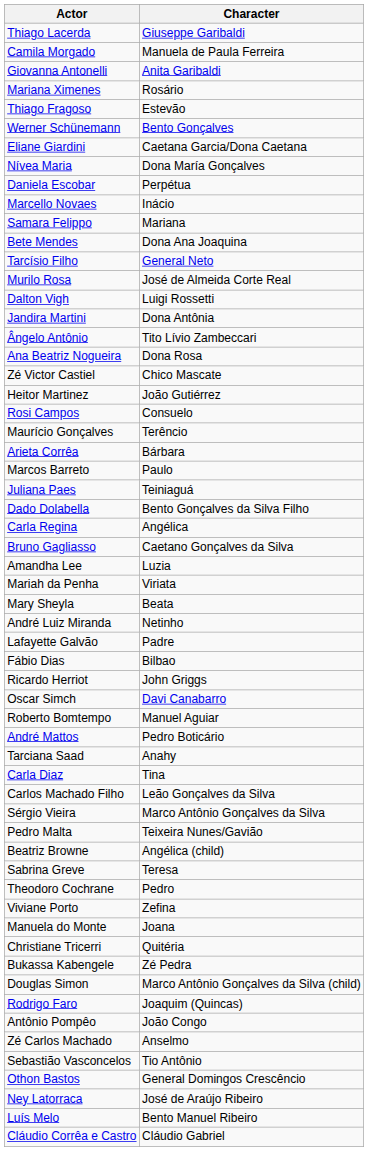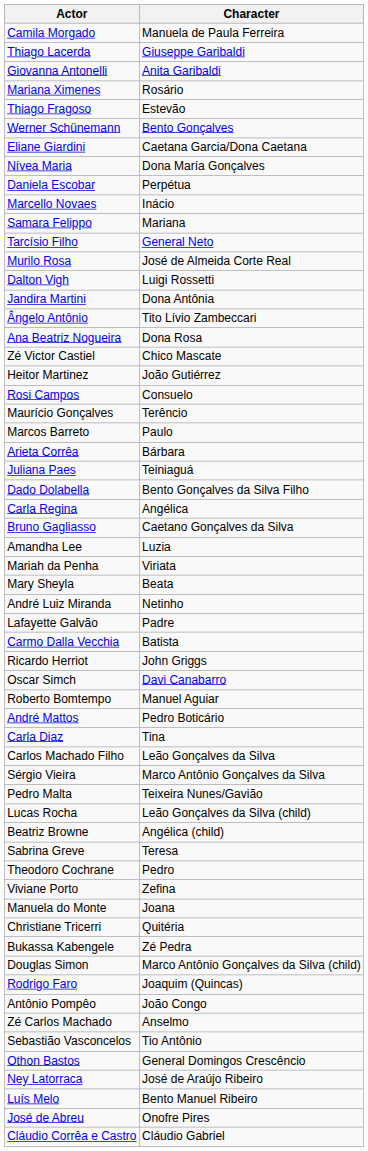rows swapped: (51, 52) <-> (49, 33)
- row: (42, 242)
rows swapped: (48, 470) <-> (43, 451)
+ row: (63, 642)
- row: (36, 661)
- row: (46, 756)
+ row: (42, 813)
+ row: (46, 1117)
